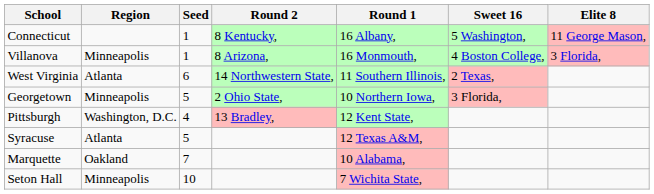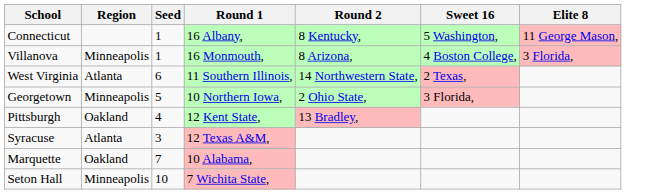columns swapped: (393, 14) <-> (274, 14)
(130, 117) Washington, D.C. -> (106, 117) Oakland
(186, 138) 5 -> (158, 138) 3
